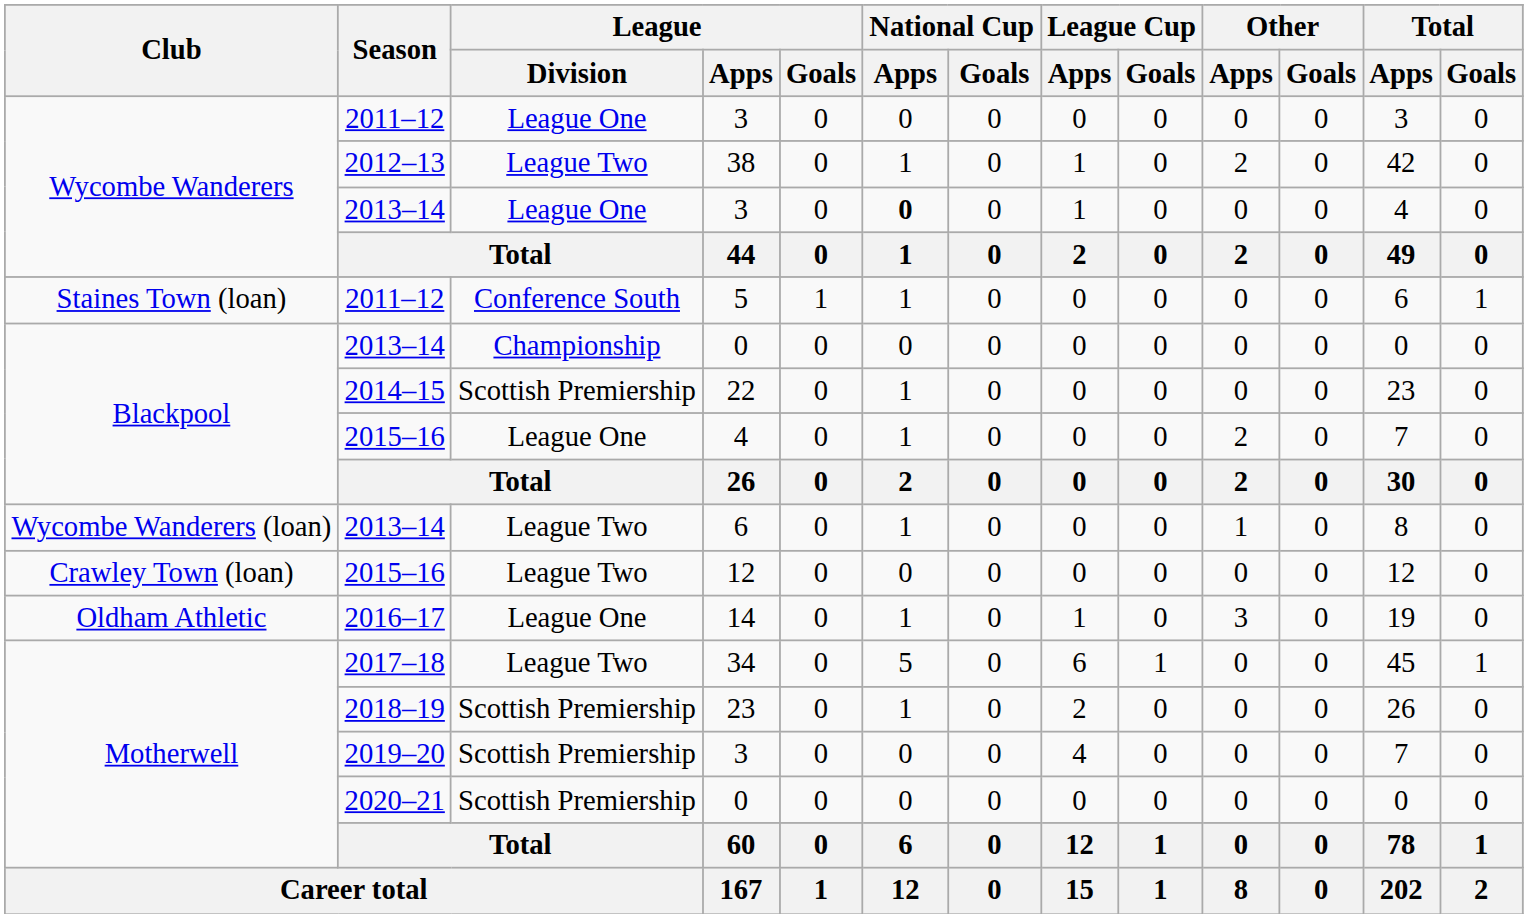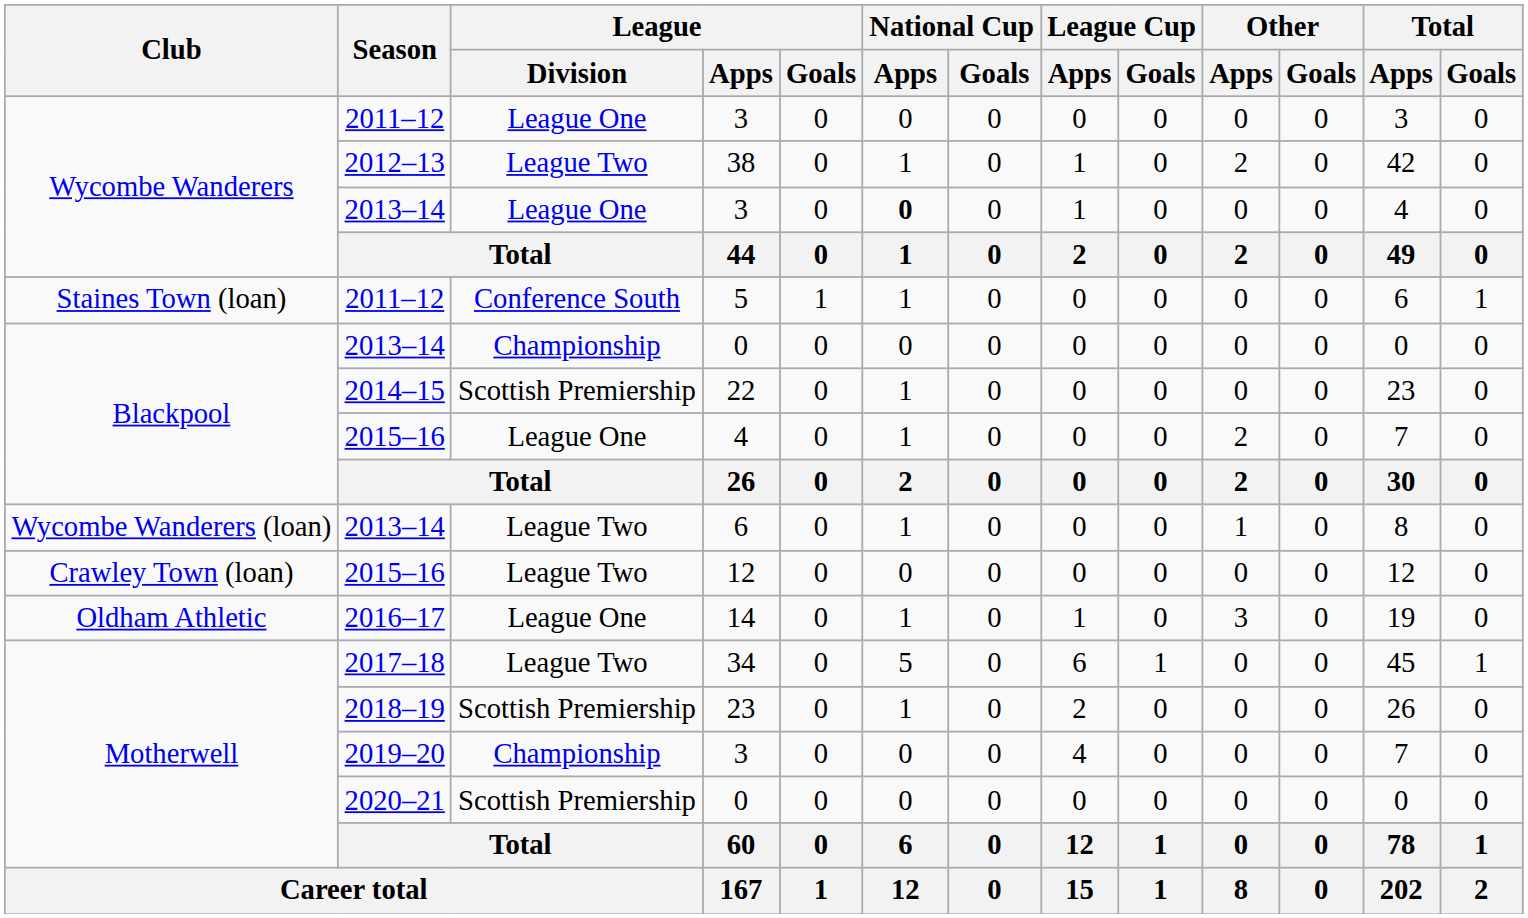(577, 753) Scottish Premiership -> (577, 753) Championship
